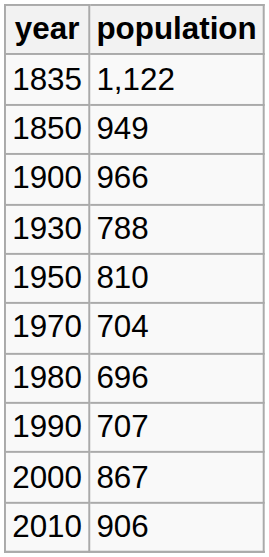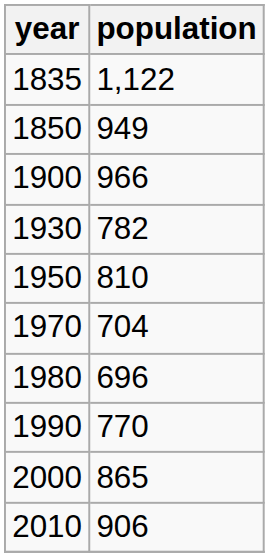(123, 228) 788 -> (123, 228) 782
(123, 427) 707 -> (123, 427) 770
(123, 476) 867 -> (123, 476) 865
